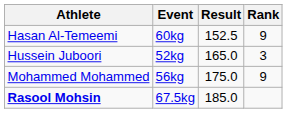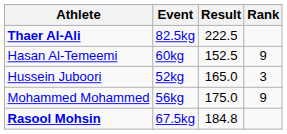+ row: (44, 36)
(221, 98) 185.0 -> (221, 119) 184.8
